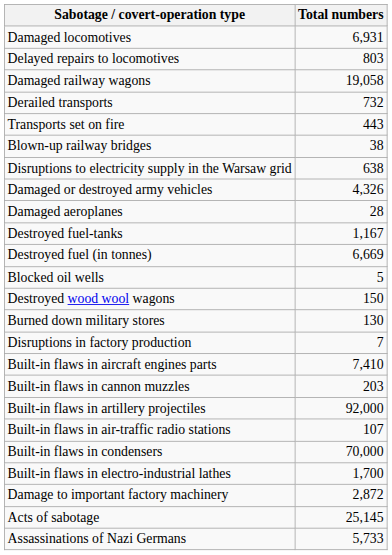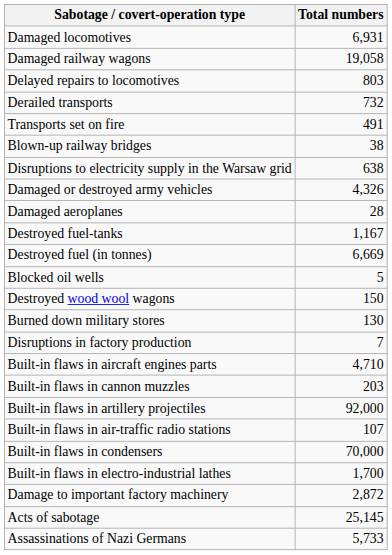rows swapped: (79, 80) <-> (93, 59)
(373, 124) 443 -> (373, 124) 491
(368, 364) 7,410 -> (368, 364) 4,710
